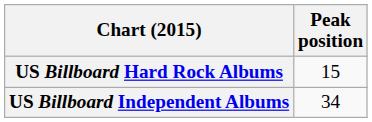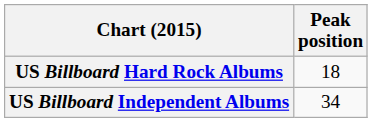(331, 71) 15 -> (331, 71) 18
